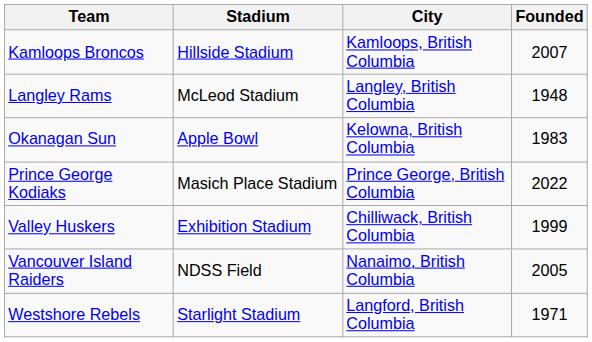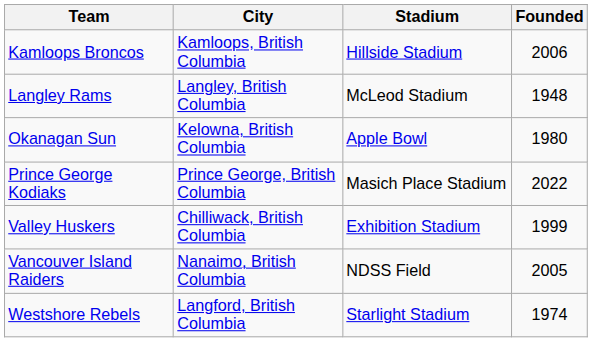columns swapped: (427, 17) <-> (258, 17)
(549, 52) 2007 -> (549, 52) 2006
(549, 139) 1983 -> (549, 139) 1980
(549, 314) 1971 -> (549, 314) 1974
